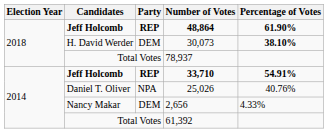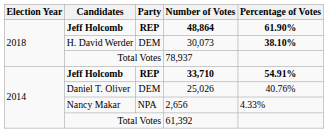(147, 89) NPA -> (149, 89) DEM
(149, 105) DEM -> (147, 105) NPA
